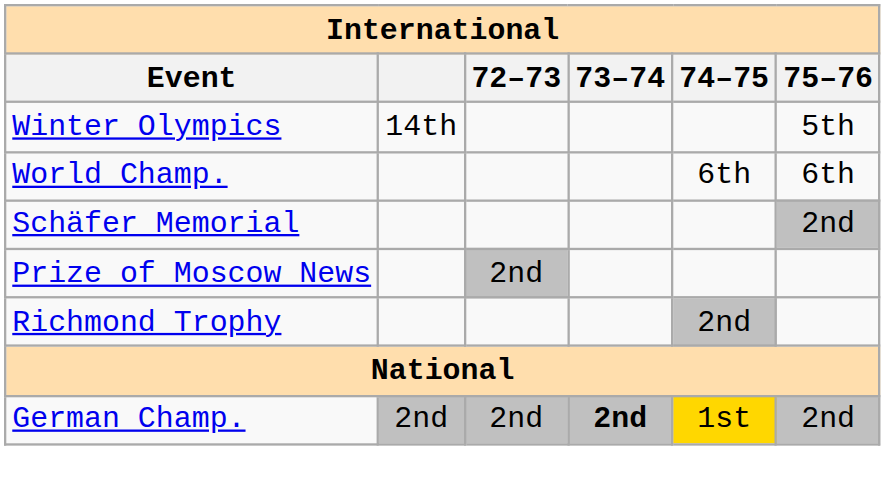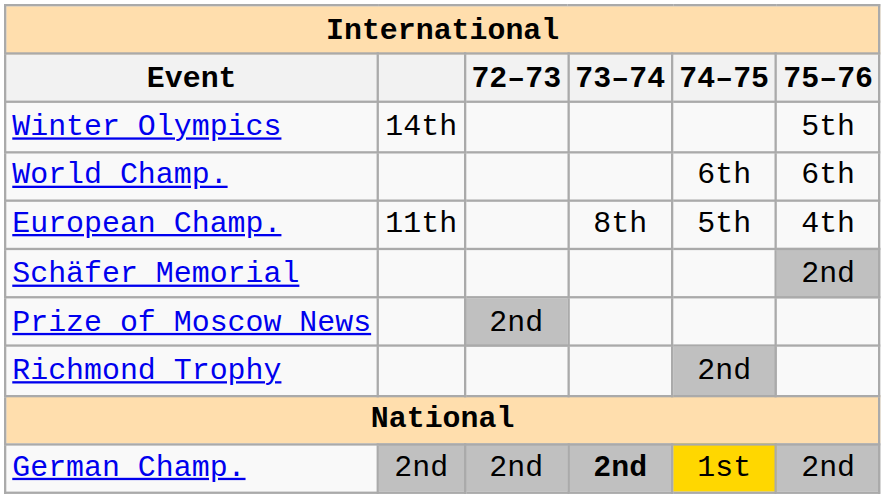+ row: (147, 224)
